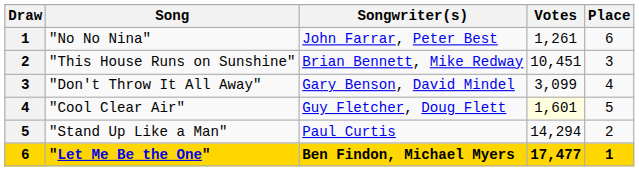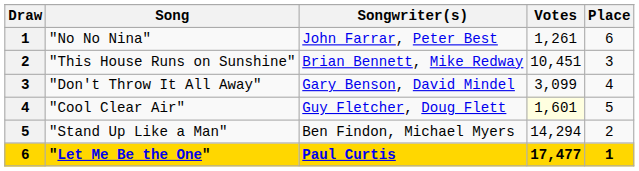(349, 132) Paul Curtis -> (409, 132) Ben Findon, Michael Myers
(409, 155) Ben Findon, Michael Myers -> (349, 155) Paul Curtis
